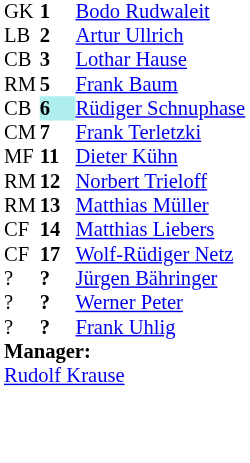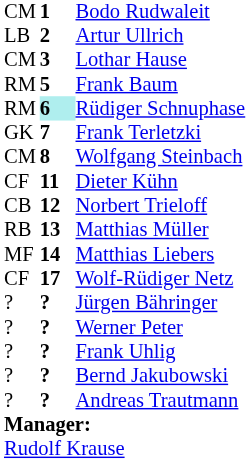(19, 10) GK -> (20, 10) CM
(18, 59) CB -> (20, 59) CM
(18, 108) CB -> (20, 108) RM
(20, 132) CM -> (19, 132) GK
+ row: (159, 156)
(19, 156) MF -> (17, 181) CF
(20, 181) RM -> (18, 205) CB
(20, 205) RM -> (18, 229) RB
(17, 229) CF -> (19, 254) MF
+ row: (152, 375)
+ row: (157, 399)
